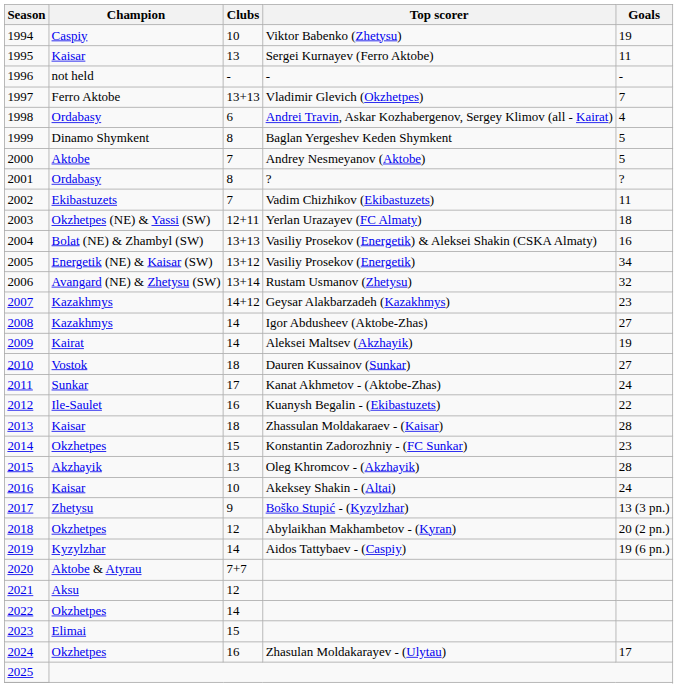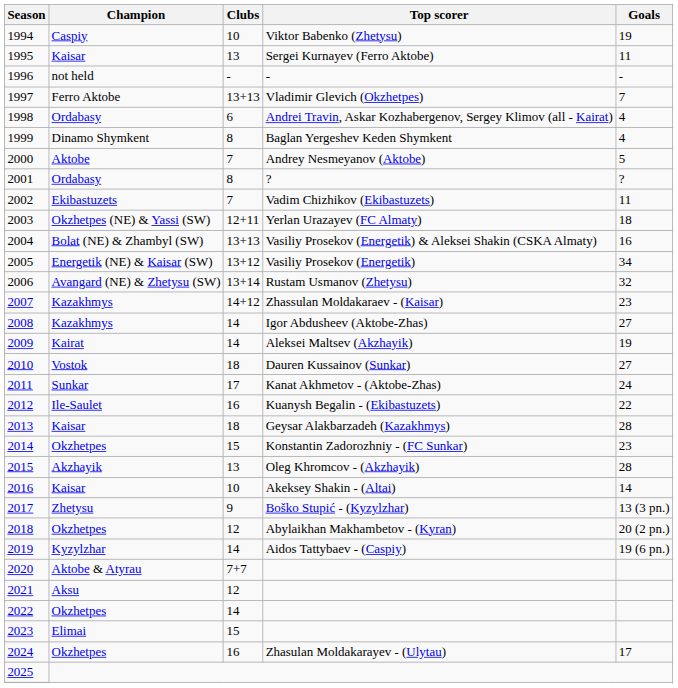(622, 138) 5 -> (622, 138) 4
(358, 302) Geysar Alakbarzadeh (Kazakhmys) -> (354, 302) Zhassulan Moldakaraev - (Kaisar)
(354, 425) Zhassulan Moldakaraev - (Kaisar) -> (358, 425) Geysar Alakbarzadeh (Kazakhmys)
(625, 487) 24 -> (625, 487) 14
